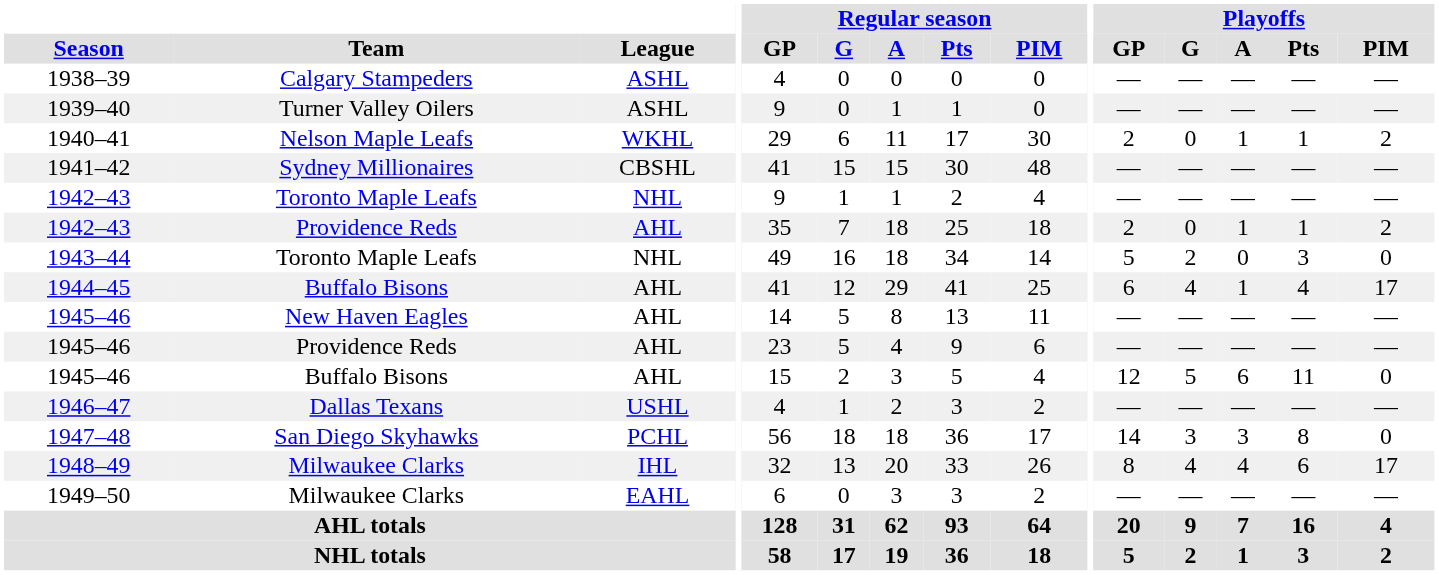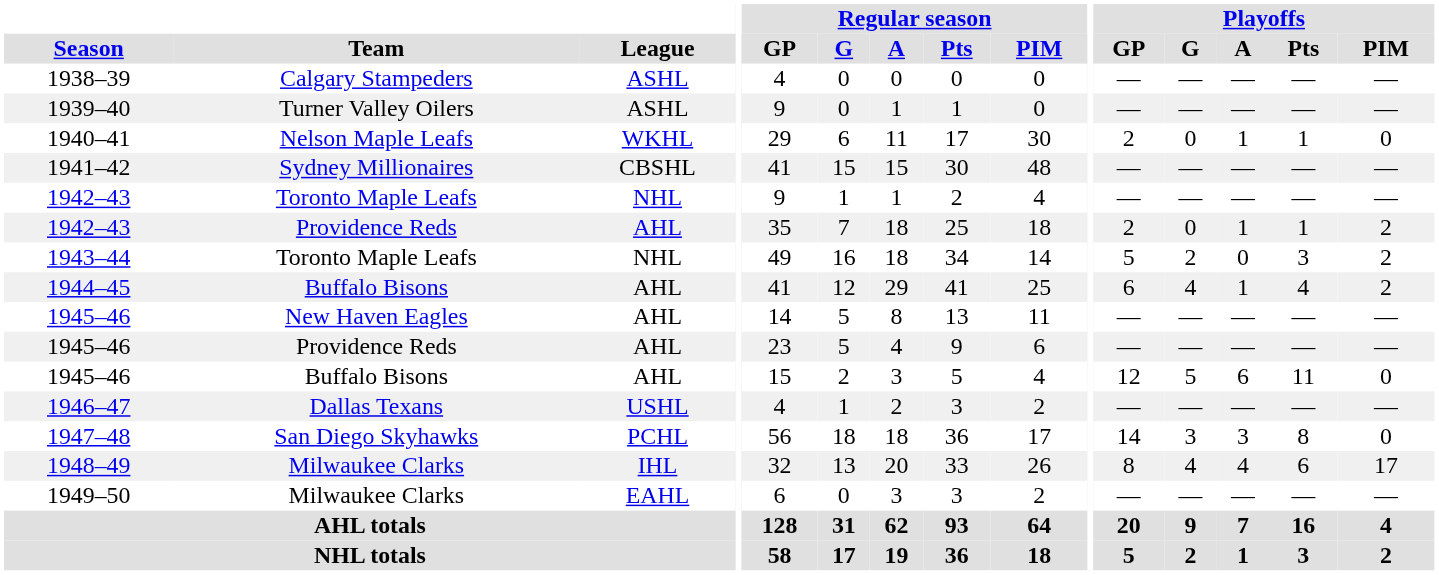(1386, 137) 2 -> (1386, 137) 0
(1386, 257) 0 -> (1386, 257) 2
(1386, 286) 17 -> (1386, 286) 2
